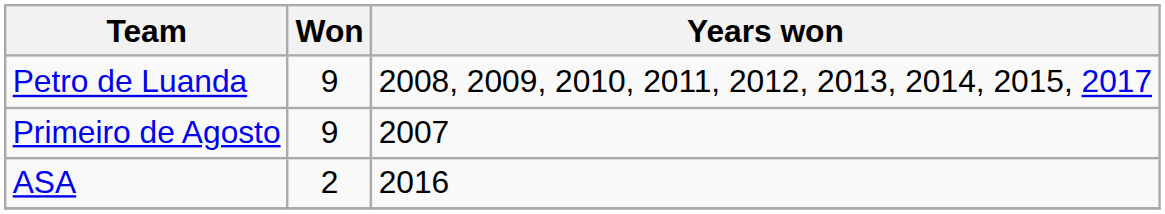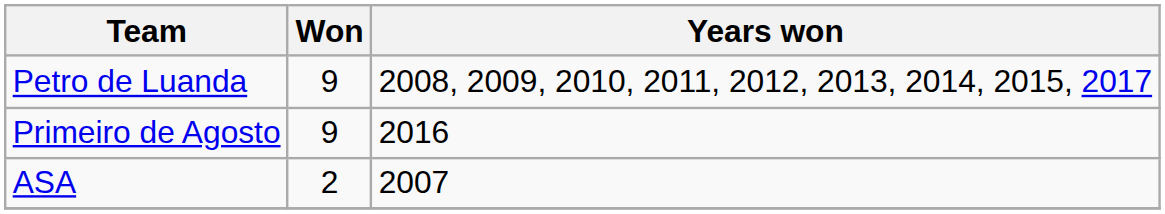(414, 133) 2007 -> (414, 133) 2016
(414, 183) 2016 -> (414, 183) 2007
